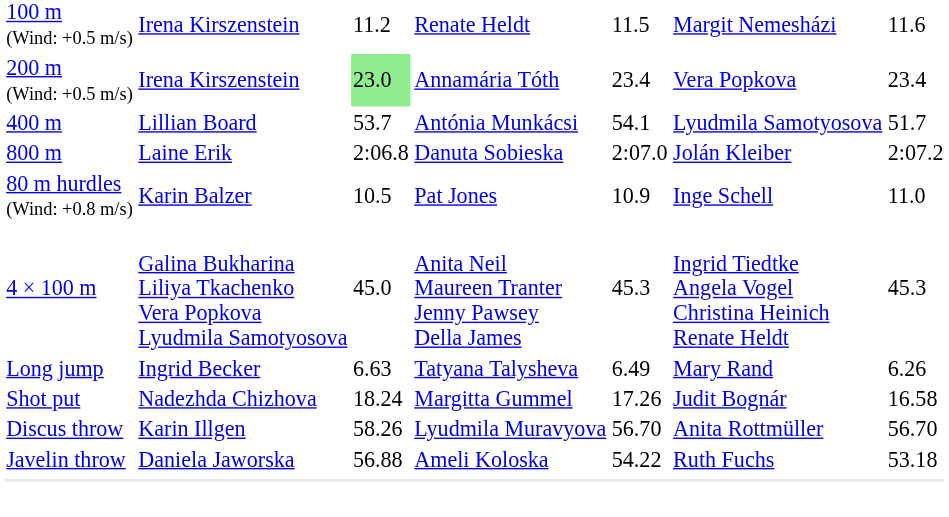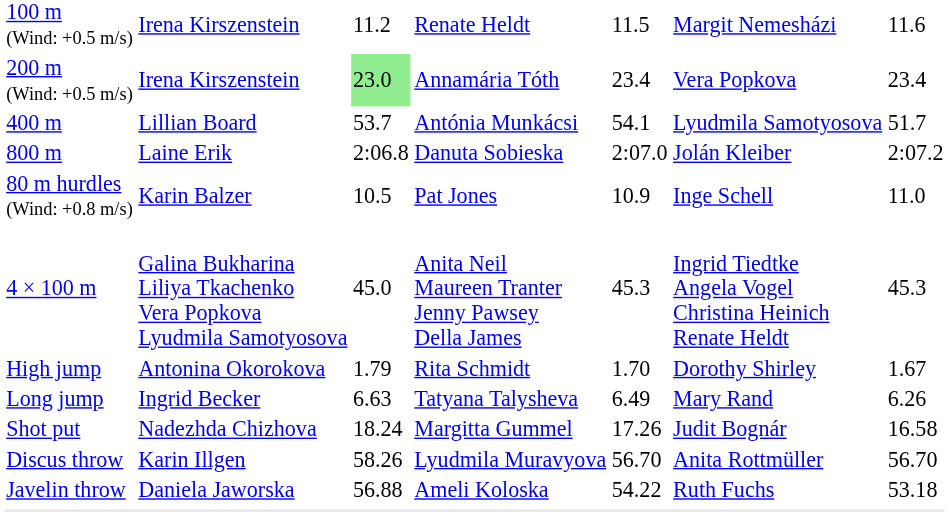+ row: (54, 368)
